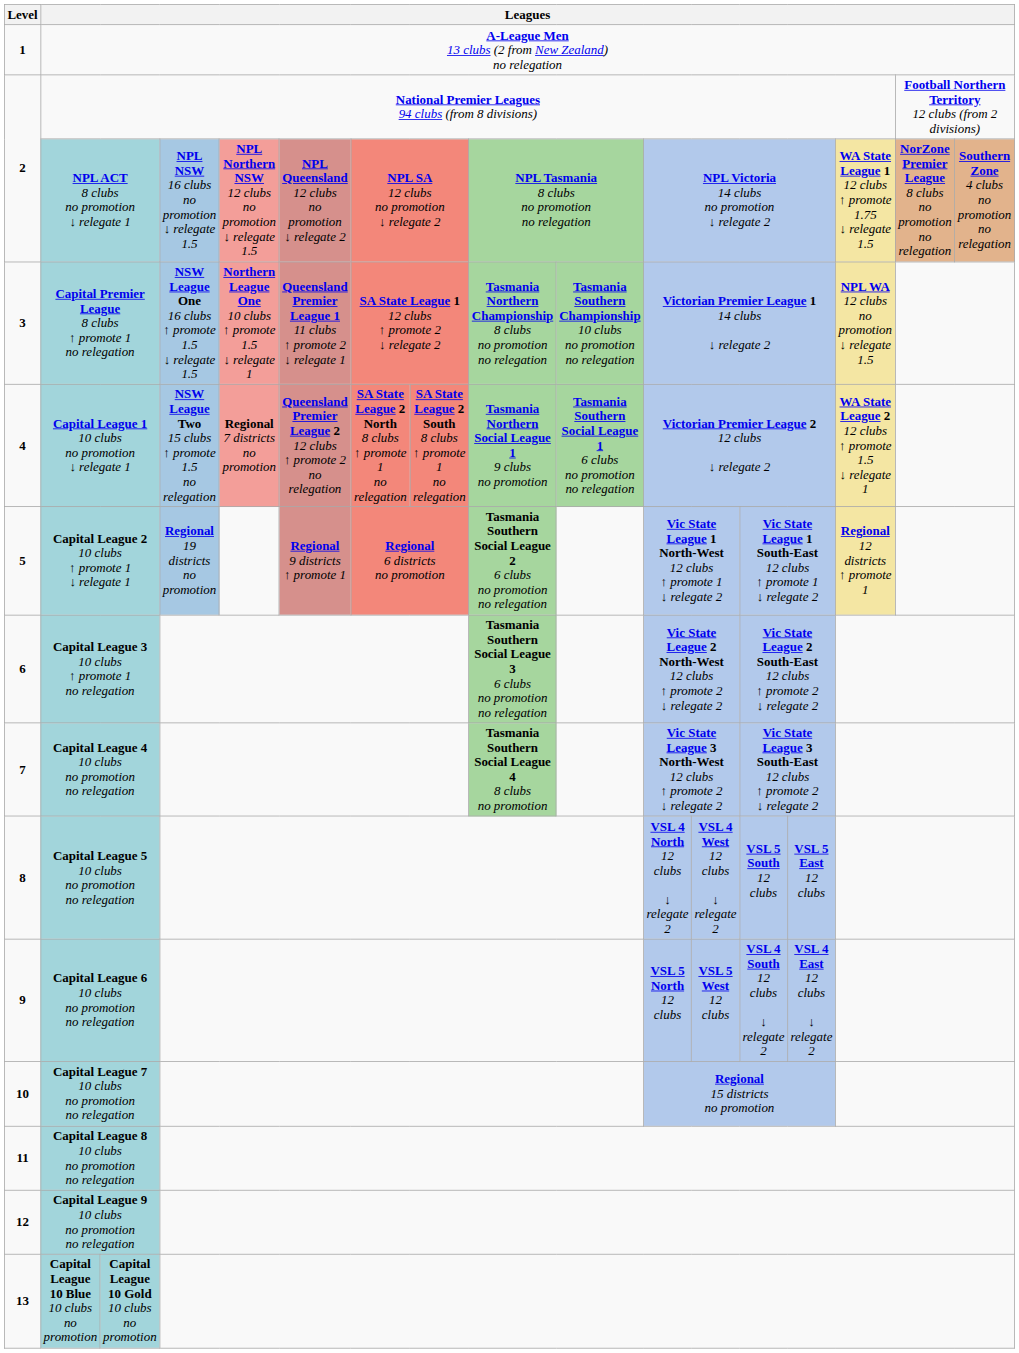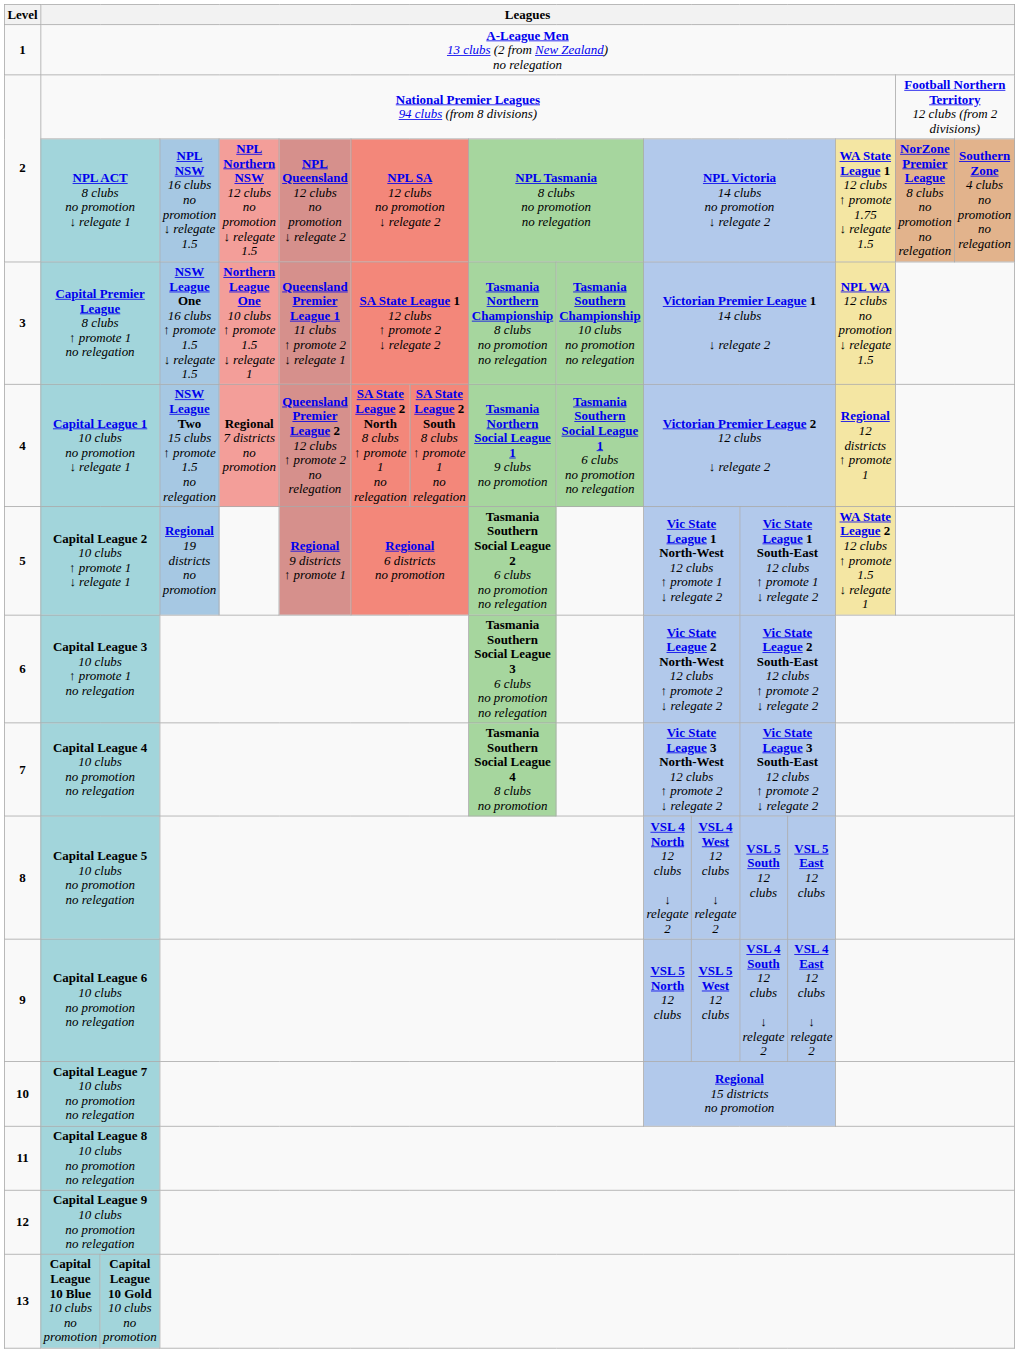(865, 445) WA State League 2 12 clubs ↑ promote 1.5 ↓ relegate 1 -> (865, 445) Regional 12 districts ↑ promote 1
(865, 560) Regional 12 districts ↑ promote 1 -> (865, 560) WA State League 2 12 clubs ↑ promote 1.5 ↓ relegate 1
